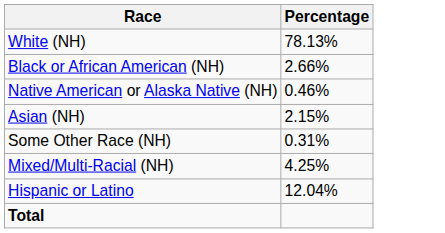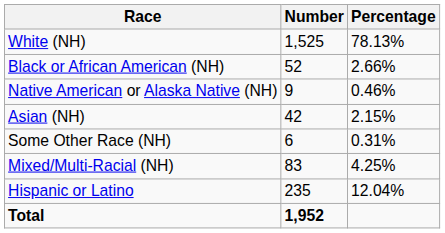+ column: (314, 16)
